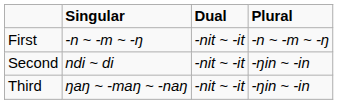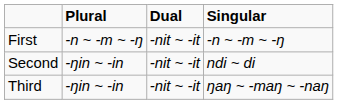columns swapped: (95, 16) <-> (272, 16)
